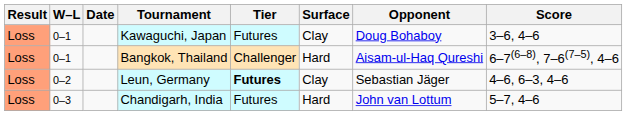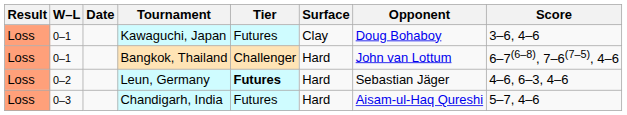(419, 57) Aisam-ul-Haq Qureshi -> (404, 57) John van Lottum
(315, 79) Clay -> (316, 79) Hard
(404, 100) John van Lottum -> (419, 100) Aisam-ul-Haq Qureshi
